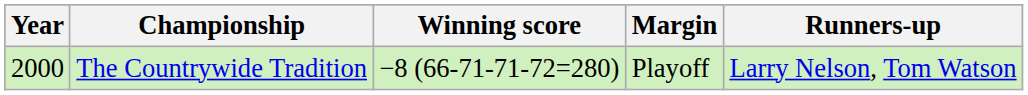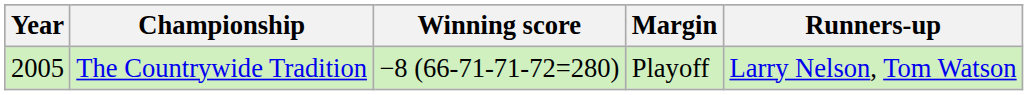(38, 67) 2000 -> (38, 67) 2005
